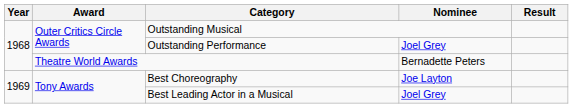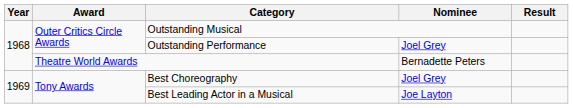(427, 78) Joe Layton -> (423, 78) Joel Grey
(423, 95) Joel Grey -> (427, 95) Joe Layton
